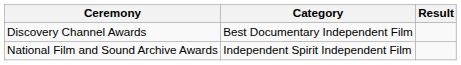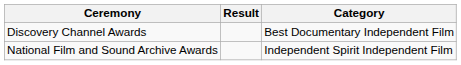columns swapped: (318, 13) <-> (436, 13)
